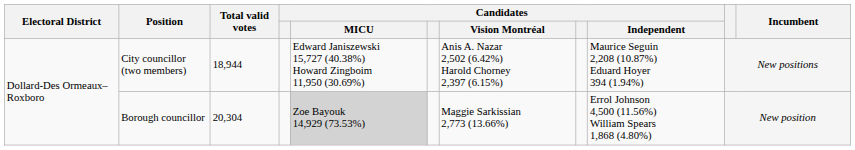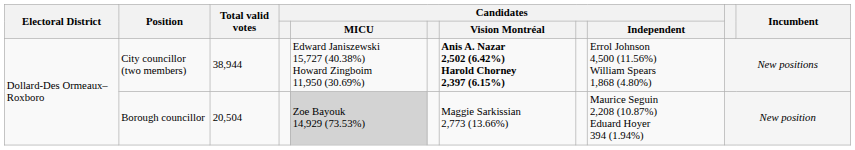(227, 65) 18,944 -> (227, 65) 38,944
(476, 65) normal -> (479, 65) bold
(624, 65) Maurice Seguin 2,208 (10.87%) Eduard Hoyer 394 (1.94%) -> (623, 65) Errol Johnson 4,500 (11.56%) William Spears 1,868 (4.80%)
(227, 118) 20,304 -> (227, 118) 20,504
(623, 118) Errol Johnson 4,500 (11.56%) William Spears 1,868 (4.80%) -> (624, 118) Maurice Seguin 2,208 (10.87%) Eduard Hoyer 394 (1.94%)
